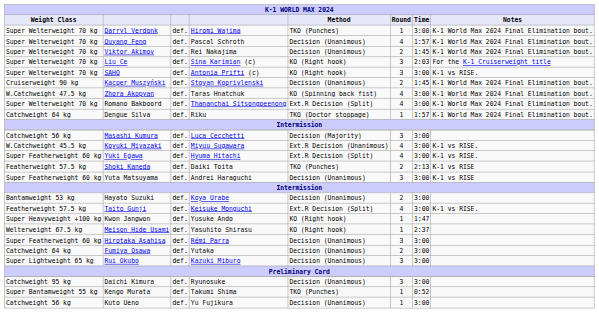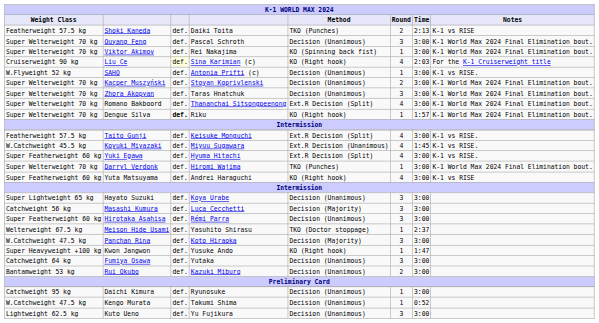rows swapped: (131, 31) <-> (127, 167)
(401, 41) 4 -> (401, 41) 3
(422, 41) 1:57 -> (422, 41) 3:00
(328, 52) Decision (Unanimous) -> (333, 52) KO (Spinning back fist)
(401, 52) 2 -> (401, 52) 1
(422, 52) 1:45 -> (422, 52) 3:00
(52, 62) Super Welterweight 70 kg -> (42, 62) Cruiserweight 90 kg
(180, 62) no background -> (180, 62) lightyellow background
(401, 62) 3 -> (401, 62) 4
(52, 73) Super Welterweight 70 kg -> (38, 73) W.Flyweight 52 kg
(318, 73) KO (Right hook) -> (328, 73) Decision (Unanimous)
(401, 73) 3 -> (401, 73) 1
(42, 83) Cruiserweight 90 kg -> (52, 83) Super Welterweight 70 kg
(422, 83) 1:45 -> (422, 83) 3:00
(46, 94) W.Catchweight 47.5 kg -> (52, 94) Super Welterweight 70 kg
(333, 94) KO (Spinning back fist) -> (328, 94) Decision (Unanimous)
(401, 94) 4 -> (401, 94) 3
(38, 115) Catchweight 64 kg -> (52, 115) Super Welterweight 70 kg
(180, 115) normal -> (180, 115) bold
(329, 115) TKO (Doctor stoppage) -> (318, 115) KO (Right hook)
rows swapped: (125, 209) <-> (131, 136)
(422, 146) 3:00 -> (422, 146) 1:45
(328, 177) Decision (Unanimous) -> (318, 177) KO (Right hook)
(401, 177) 3 -> (401, 177) 4
(40, 198) Bantamweight 53 kg -> (50, 198) Super Lightweight 65 kg
(401, 198) 2 -> (401, 198) 3
rows swapped: (135, 240) <-> (127, 219)
(318, 230) KO (Right hook) -> (329, 230) TKO (Doctor stoppage)
+ row: (127, 240)
(401, 251) 2 -> (401, 261) 3
(50, 261) Super Lightweight 65 kg -> (40, 272) Bantamweight 53 kg
(401, 261) 3 -> (401, 272) 2
(401, 282) 3 -> (401, 292) 1
(52, 292) Super Bantamweight 55 kg -> (46, 303) W.Catchweight 47.5 kg
(314, 292) TKO (Punches) -> (328, 303) Decision (Unanimous)
(38, 303) Catchweight 56 kg -> (42, 313) Lightweight 62.5 kg
(401, 303) 1 -> (401, 313) 3
